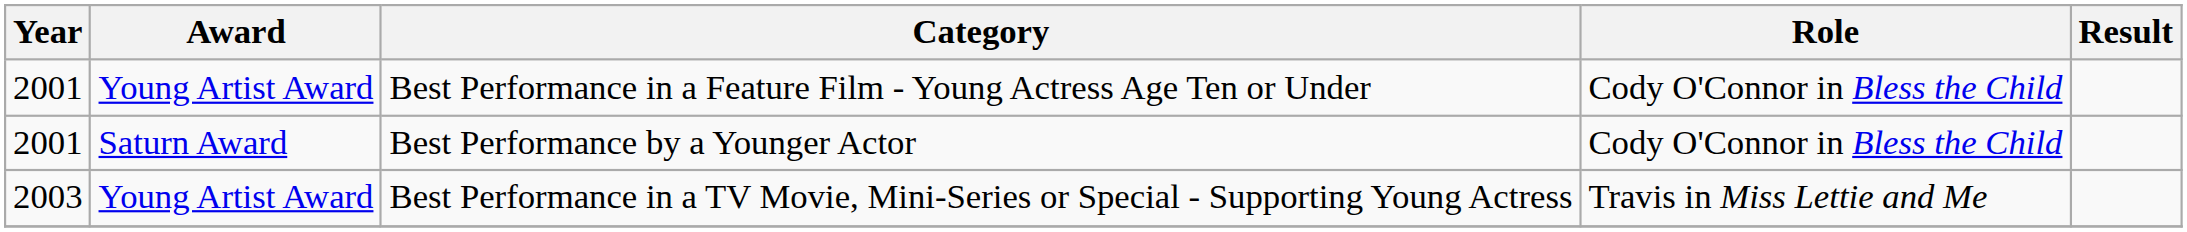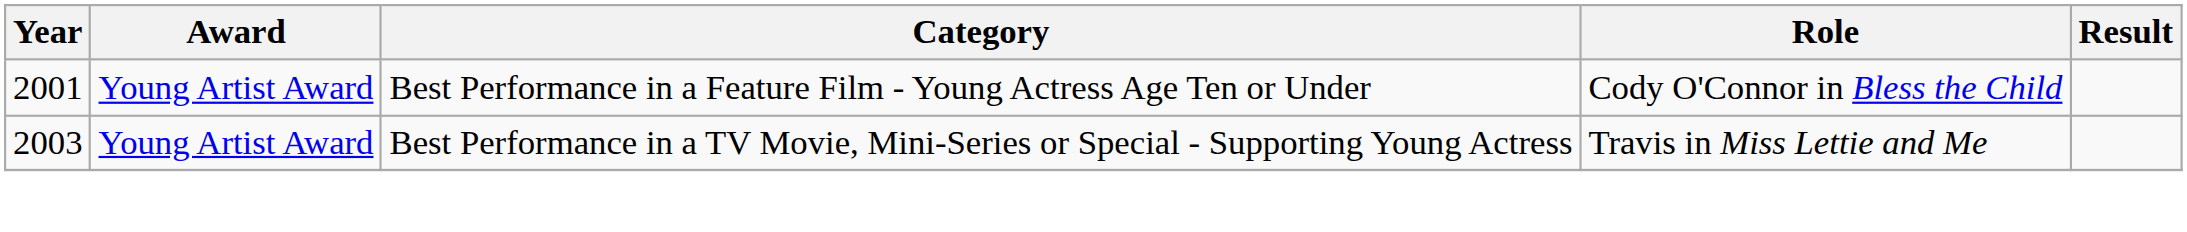- row: (653, 142)
